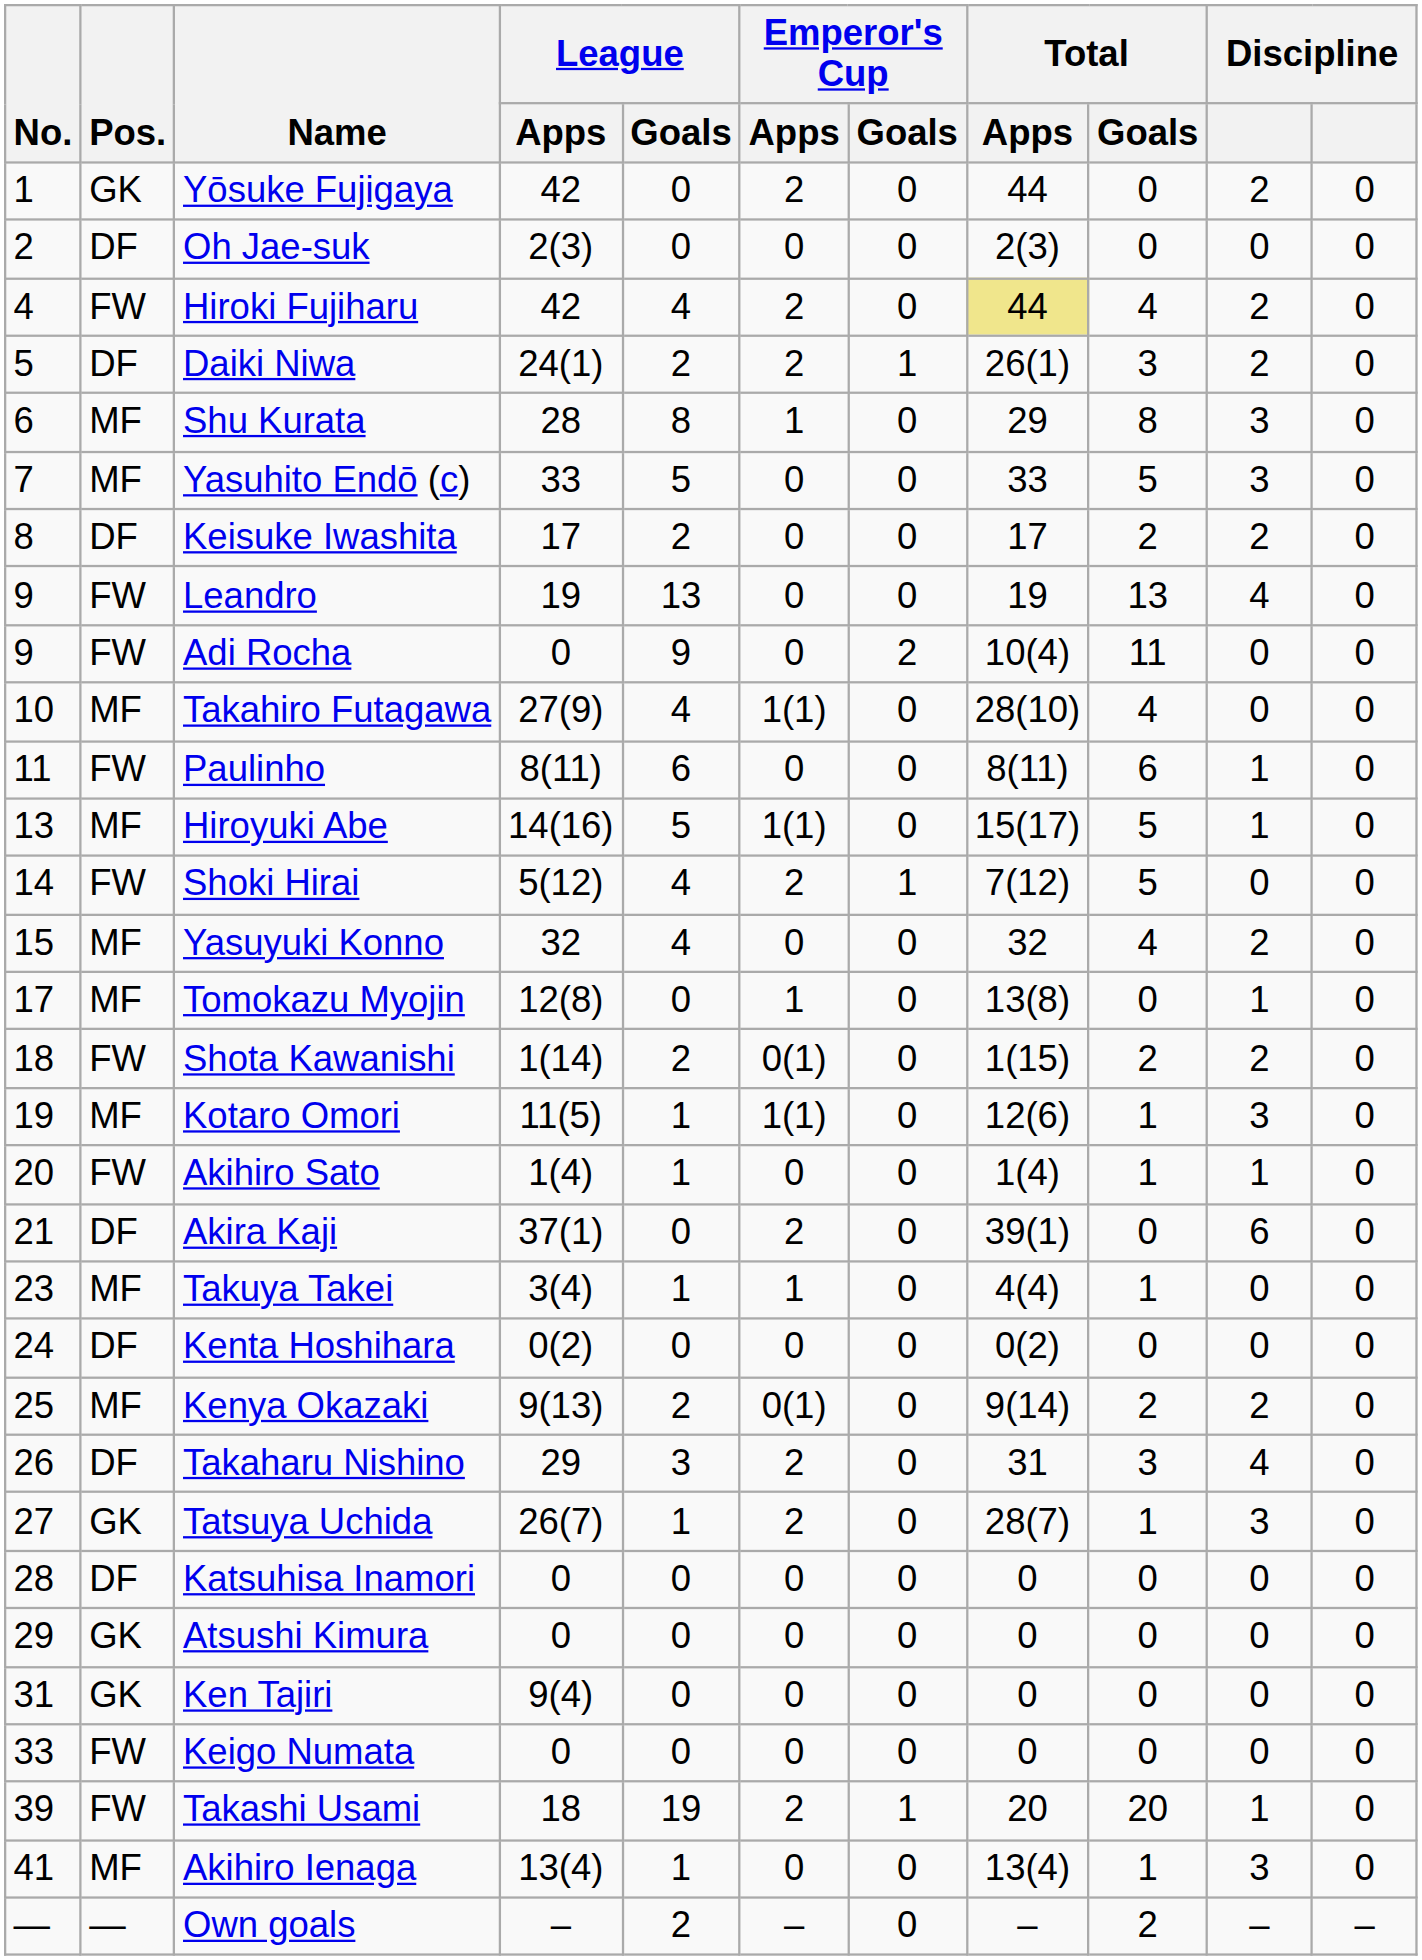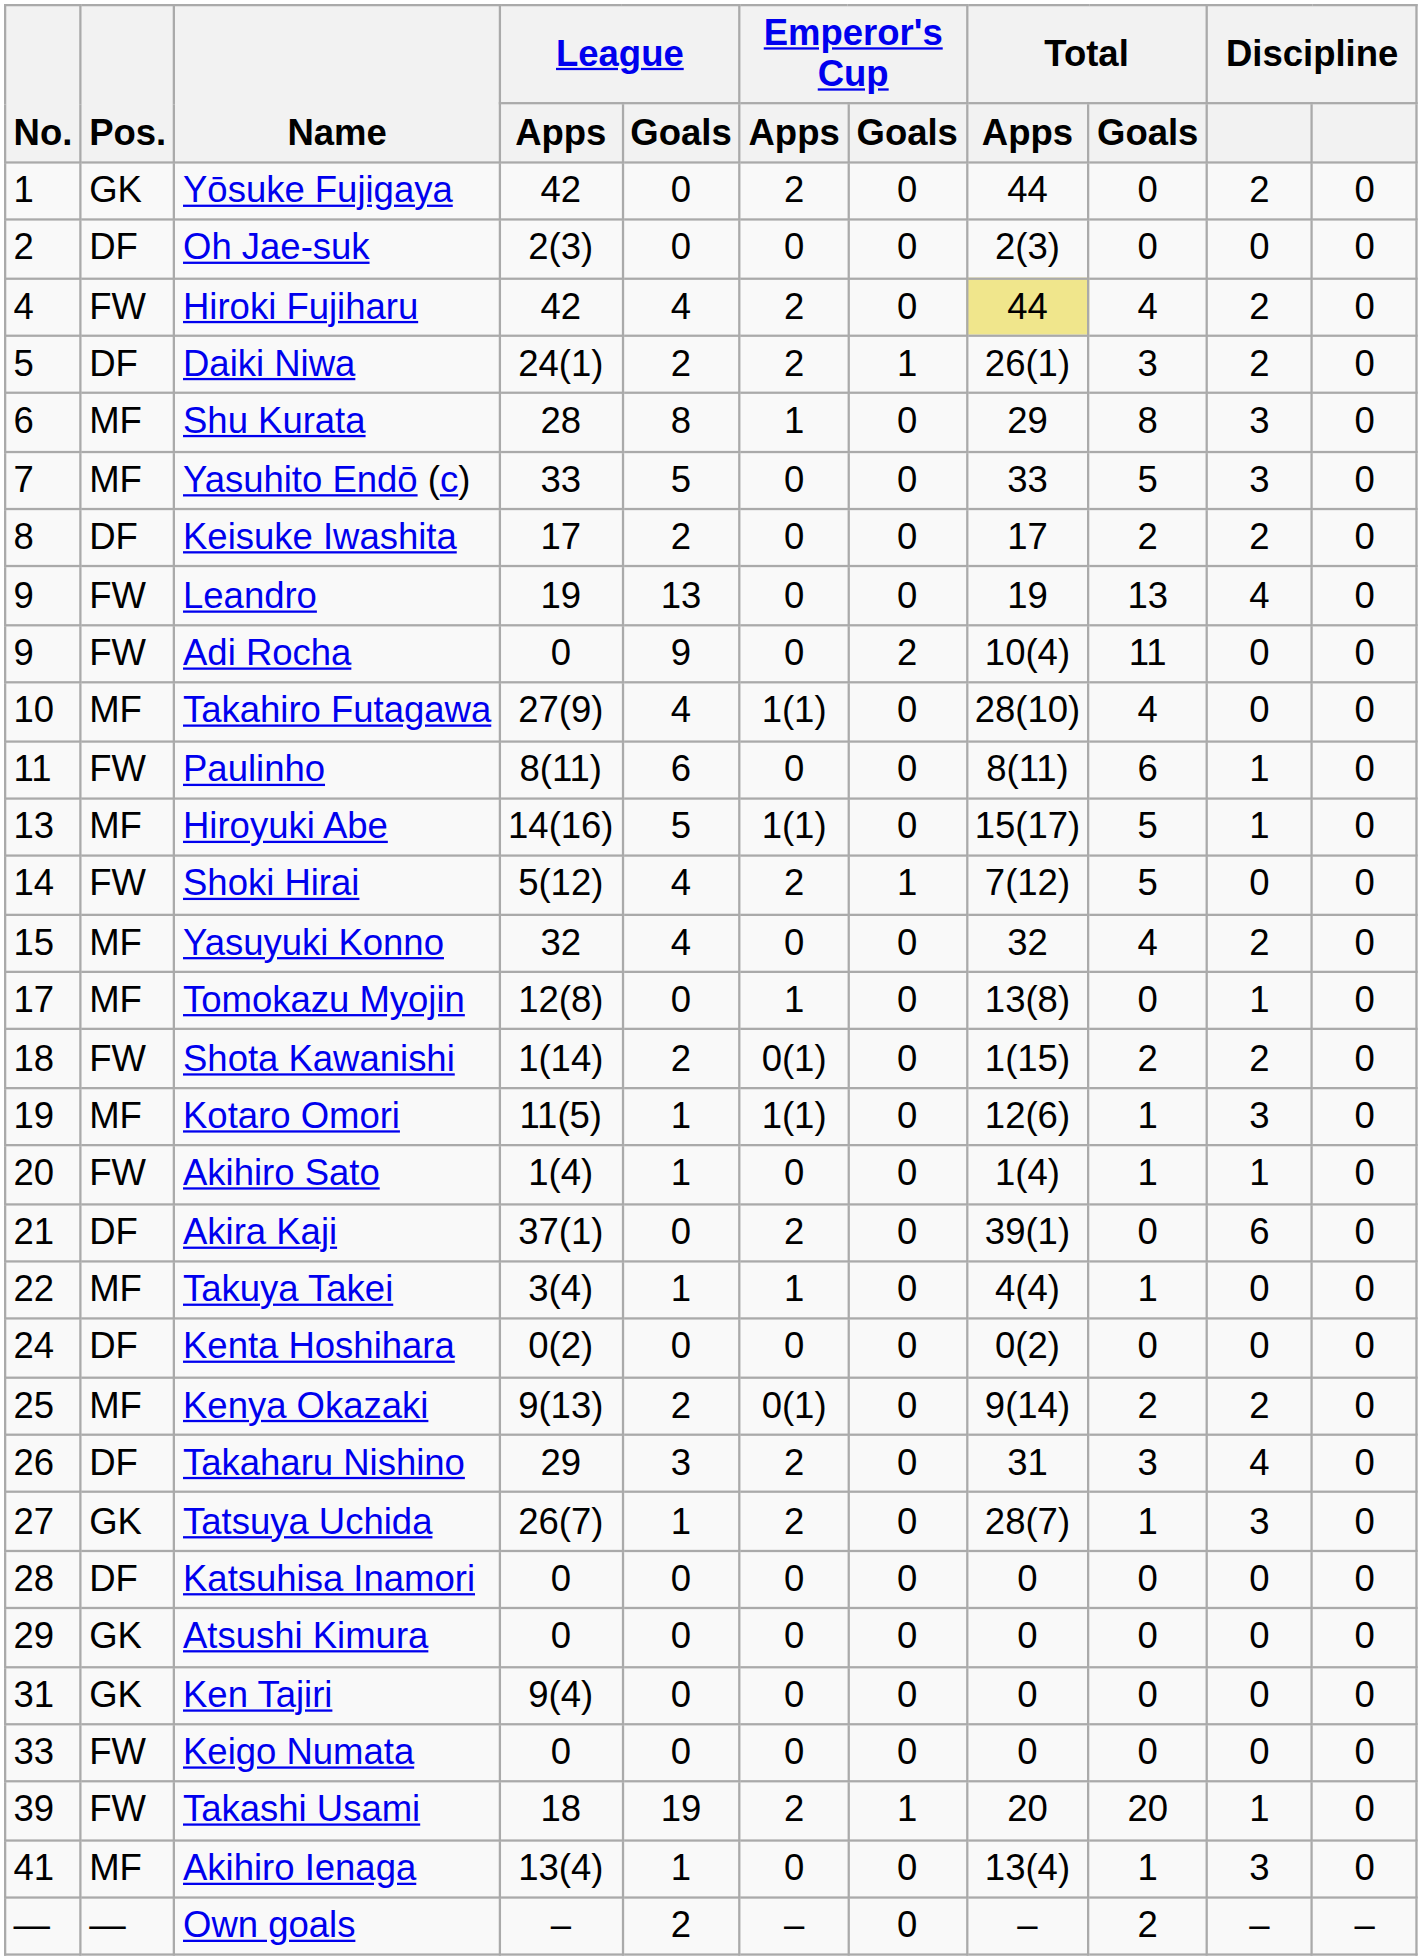(34, 1289) 23 -> (34, 1289) 22
